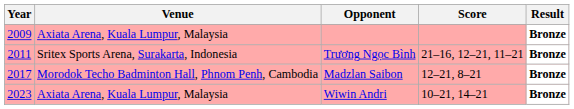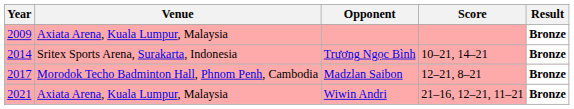(19, 54) 2011 -> (19, 54) 2014
(472, 54) 21–16, 12–21, 11–21 -> (454, 54) 10–21, 14–21
(19, 94) 2023 -> (19, 94) 2021
(454, 94) 10–21, 14–21 -> (472, 94) 21–16, 12–21, 11–21
